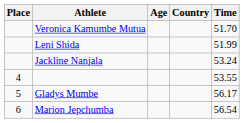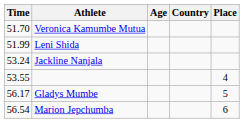columns swapped: (18, 12) <-> (225, 12)
